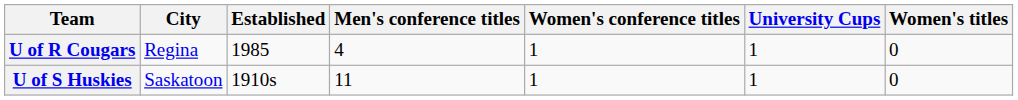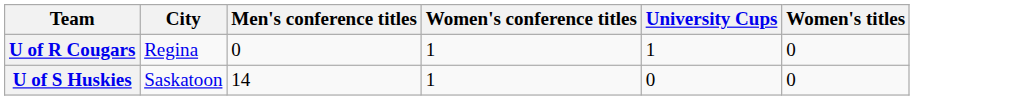- column: (278, 19)
(339, 49) 4 -> (236, 49) 0
(343, 79) 11 -> (241, 79) 14
(753, 79) 1 -> (650, 79) 0
